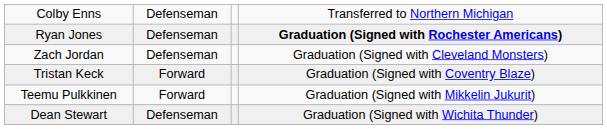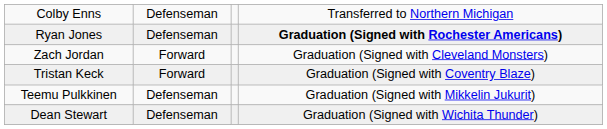(182, 54) Defenseman -> (182, 54) Forward
(182, 94) Forward -> (182, 94) Defenseman
